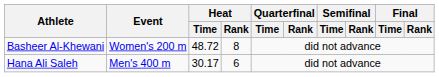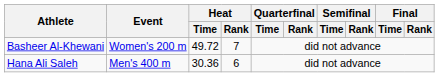(205, 46) 48.72 -> (205, 46) 49.72
(236, 46) 8 -> (236, 46) 7
(205, 64) 30.17 -> (205, 64) 30.36
